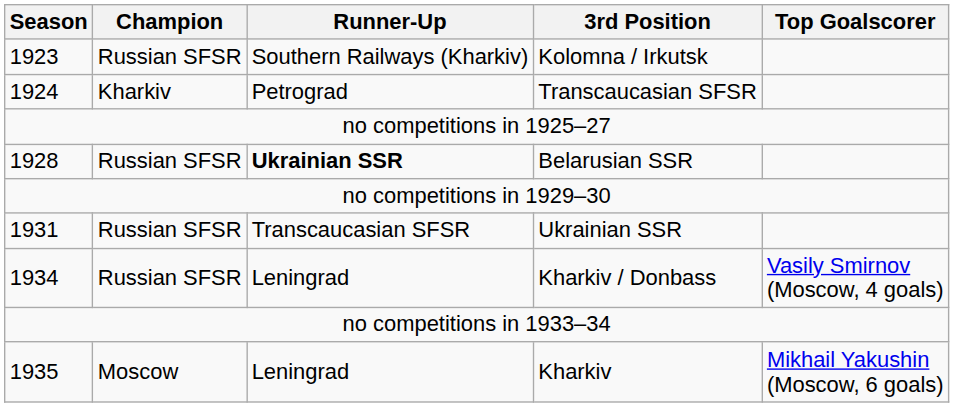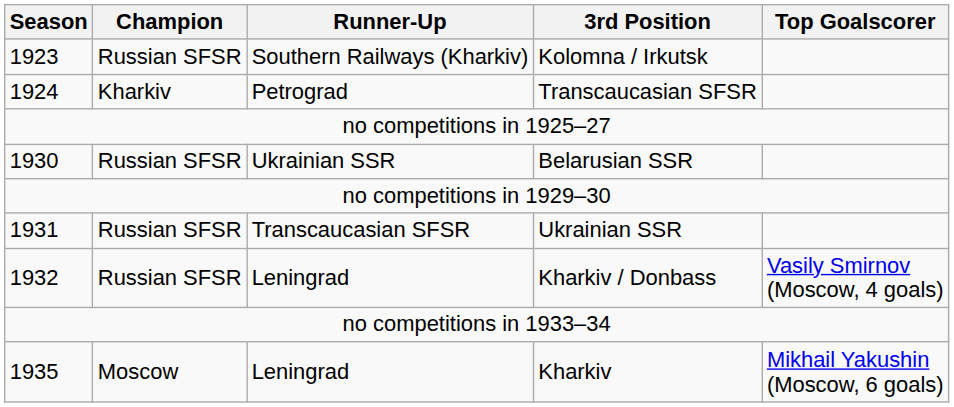(34, 160) 1928 -> (34, 160) 1930
(327, 160) bold -> (324, 160) normal
(34, 277) 1934 -> (34, 277) 1932
